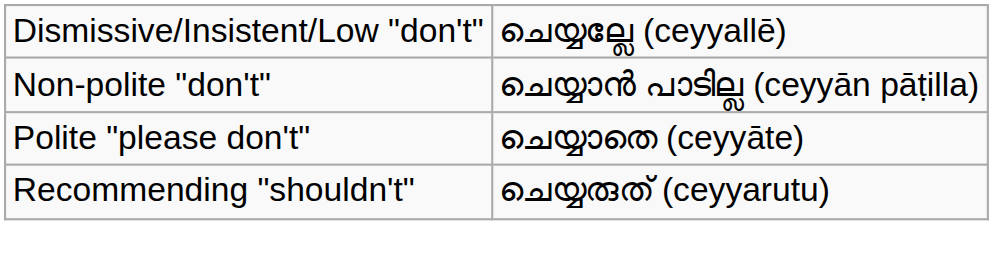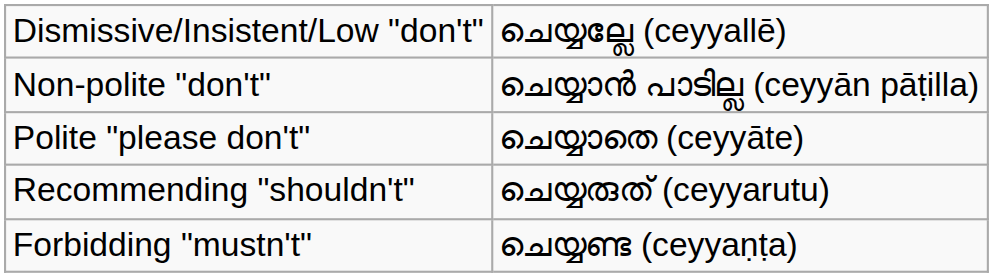+ row: (162, 244)
